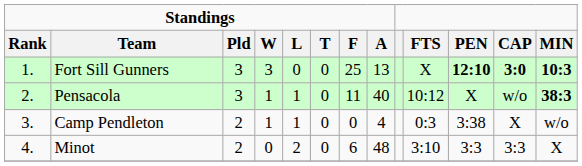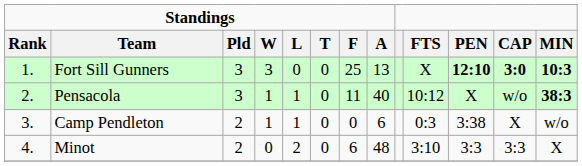(381, 122) 4 -> (381, 122) 6
